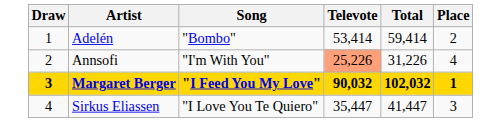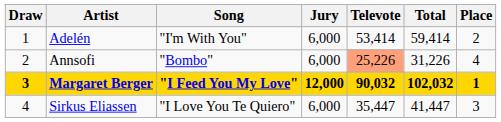+ column: (324, 15)
(209, 38) "Bombo" -> (203, 38) "I'm With You"
(226, 60) "I'm With You" -> (186, 60) "Bombo"
